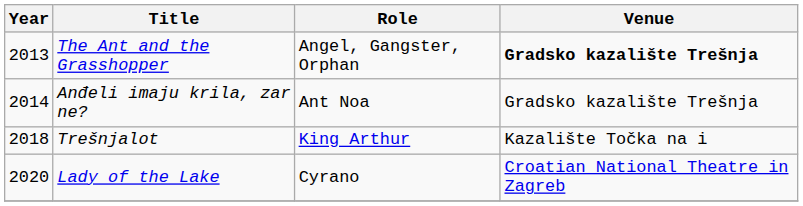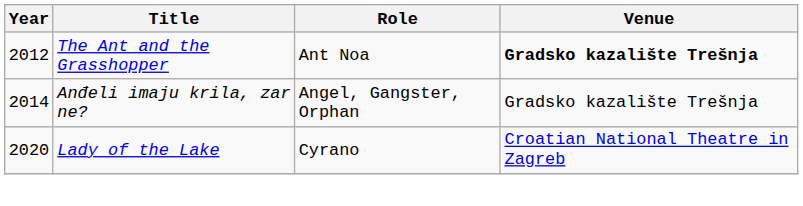(29, 56) 2013 -> (29, 56) 2012
(380, 56) Angel, Gangster, Orphan -> (334, 56) Ant Noa
(334, 103) Ant Noa -> (380, 103) Angel, Gangster, Orphan
- row: (108, 140)
